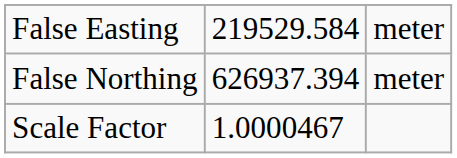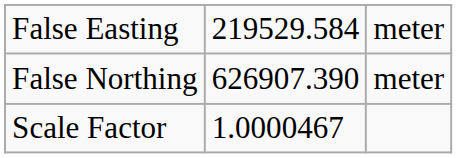(286, 78) 626937.394 -> (286, 78) 626907.390
